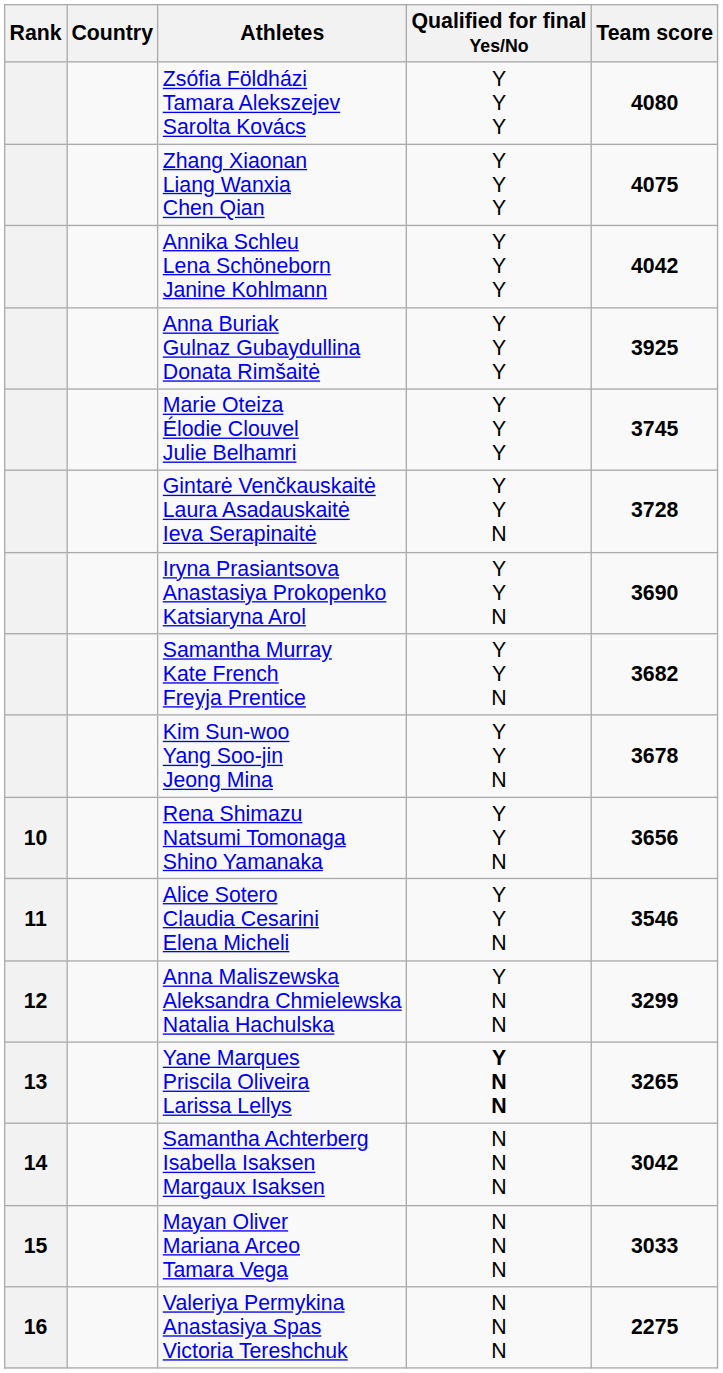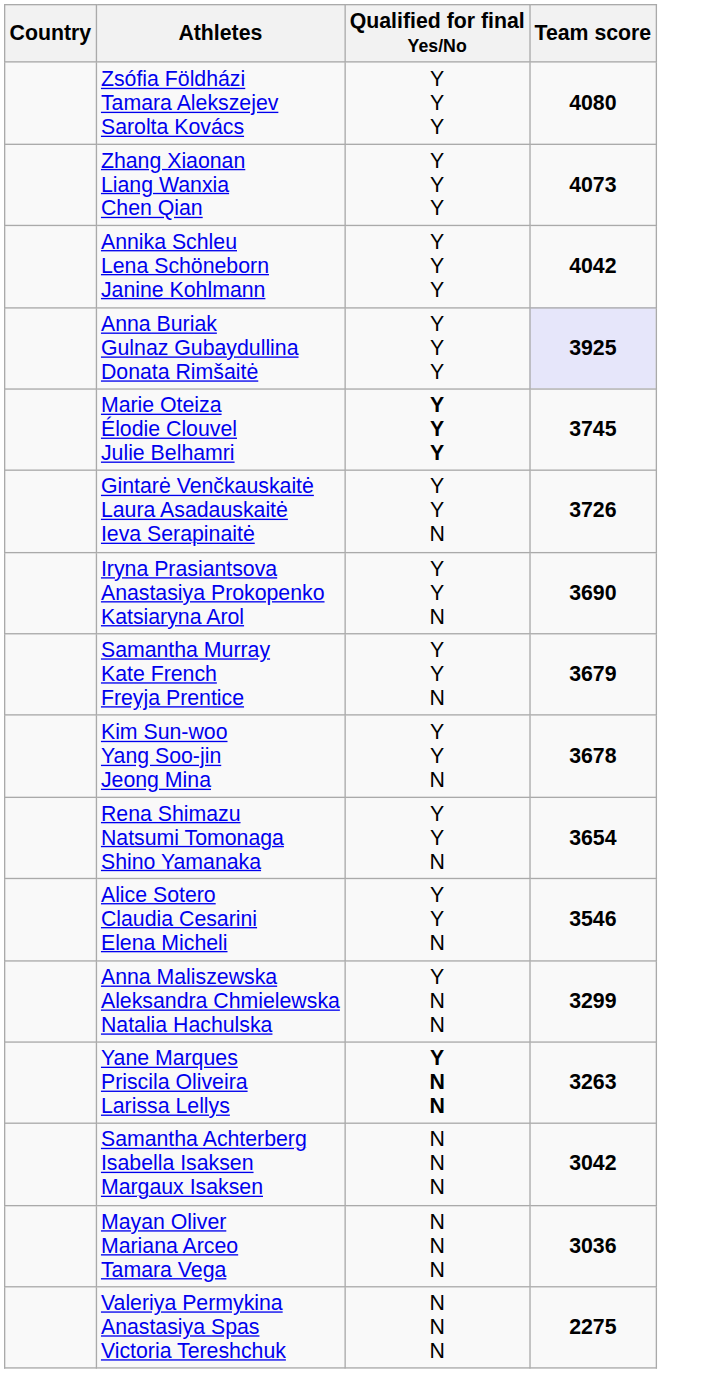- column: (36, 33)
(655, 184) 4075 -> (593, 184) 4073
(655, 347) no background -> (593, 347) lavender background
(499, 429) normal -> (437, 429) bold
(655, 511) 3728 -> (593, 511) 3726
(655, 674) 3682 -> (593, 674) 3679
(655, 837) 3656 -> (593, 837) 3654
(655, 1082) 3265 -> (593, 1082) 3263
(655, 1245) 3033 -> (593, 1245) 3036
